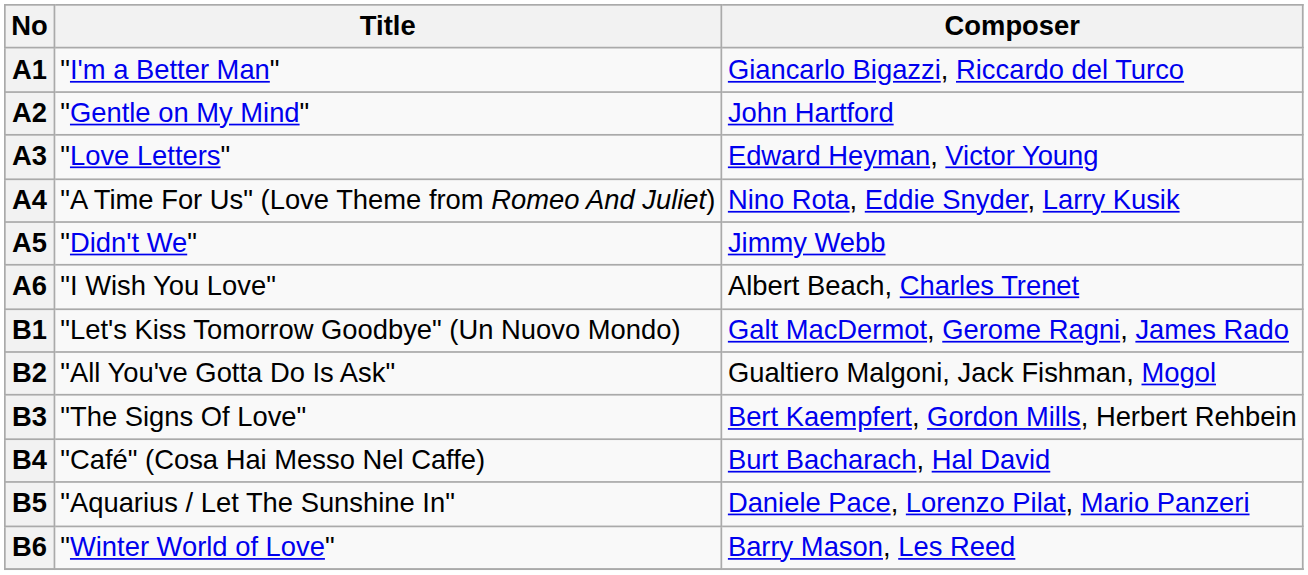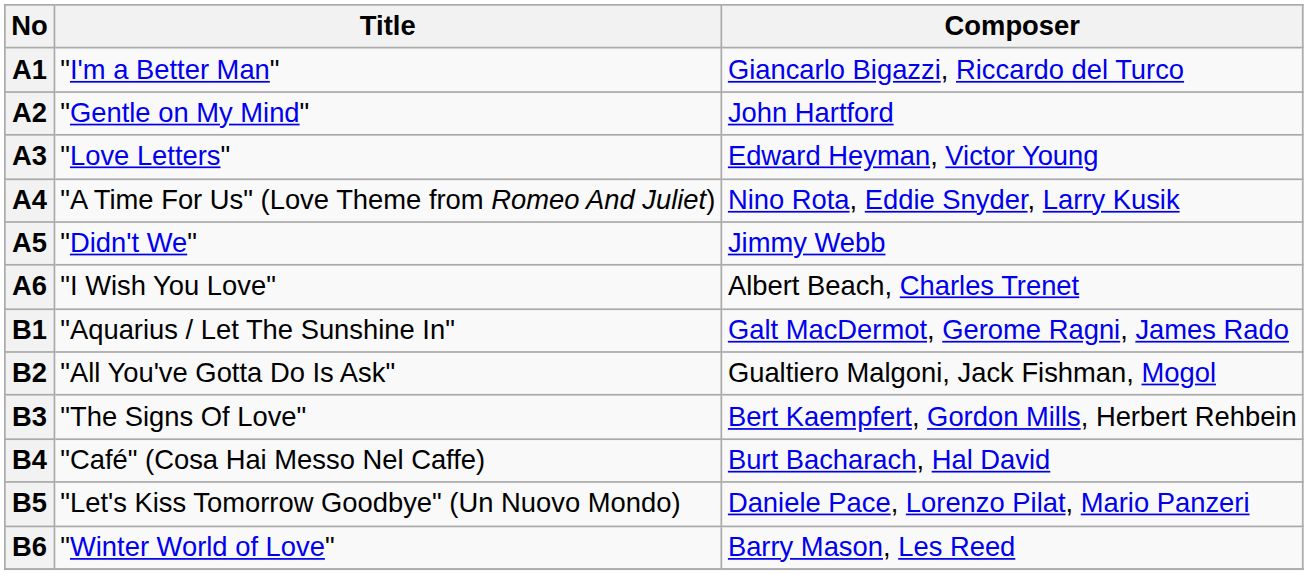(370, 329) "Let's Kiss Tomorrow Goodbye" (Un Nuovo Mondo) -> (258, 329) "Aquarius / Let The Sunshine In"
(258, 503) "Aquarius / Let The Sunshine In" -> (370, 503) "Let's Kiss Tomorrow Goodbye" (Un Nuovo Mondo)
